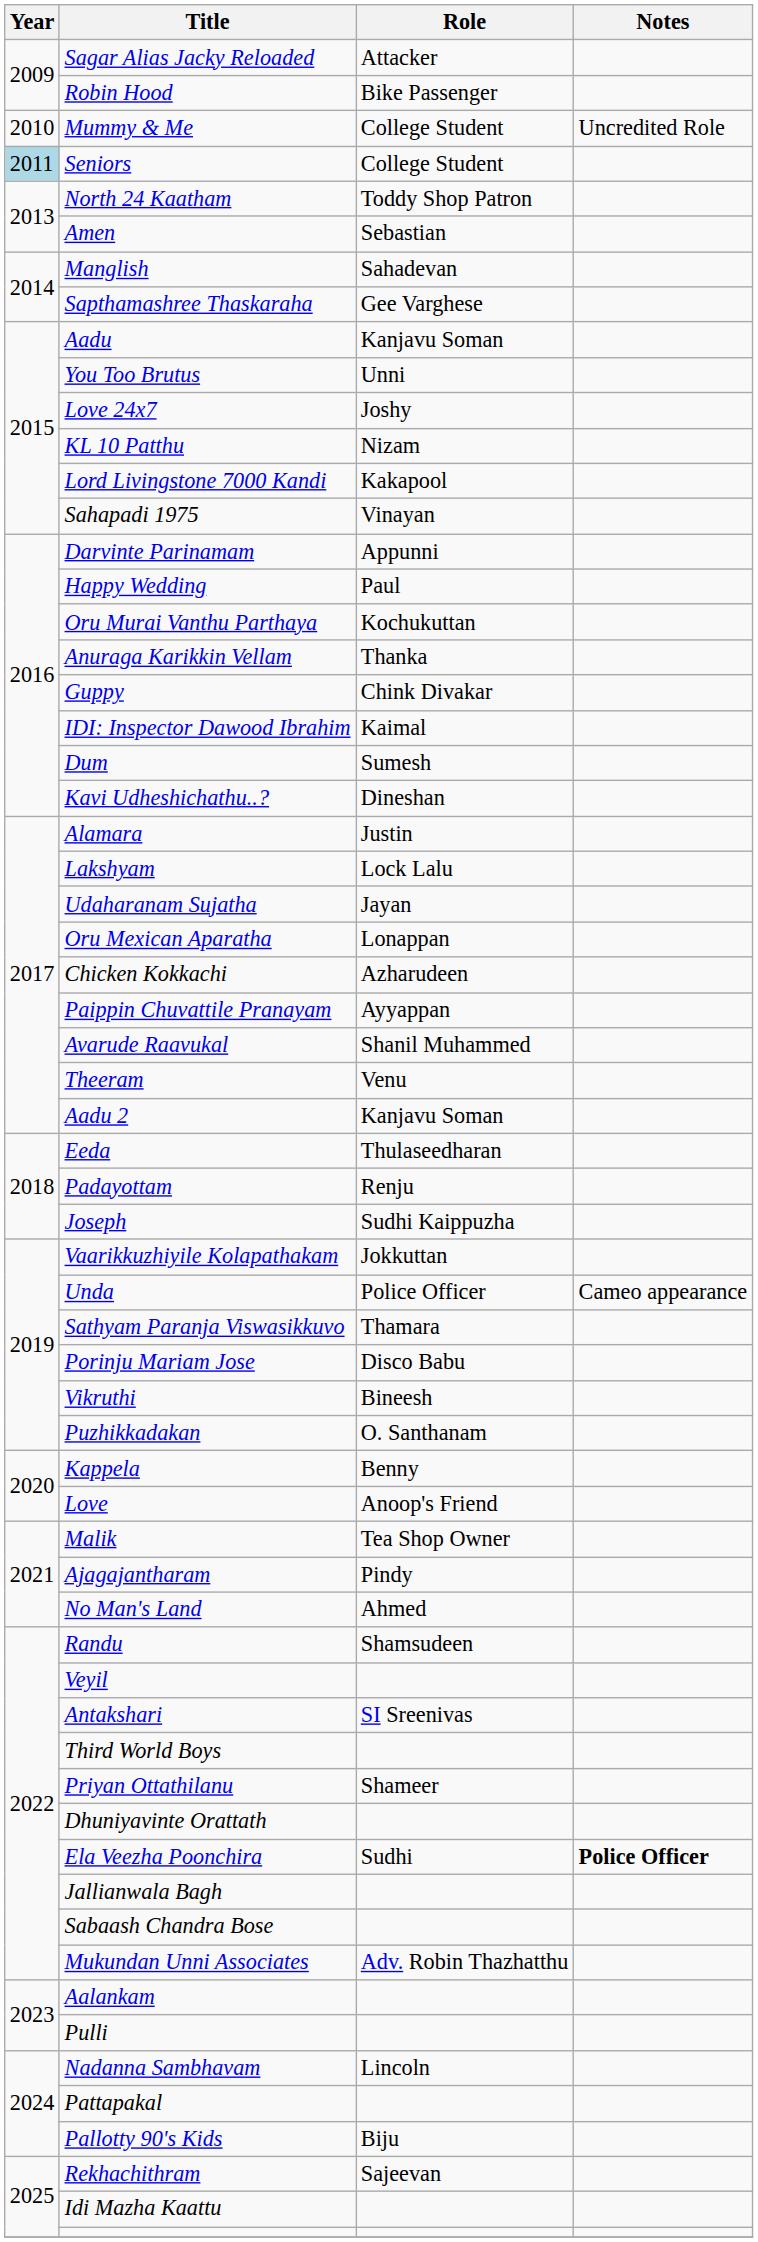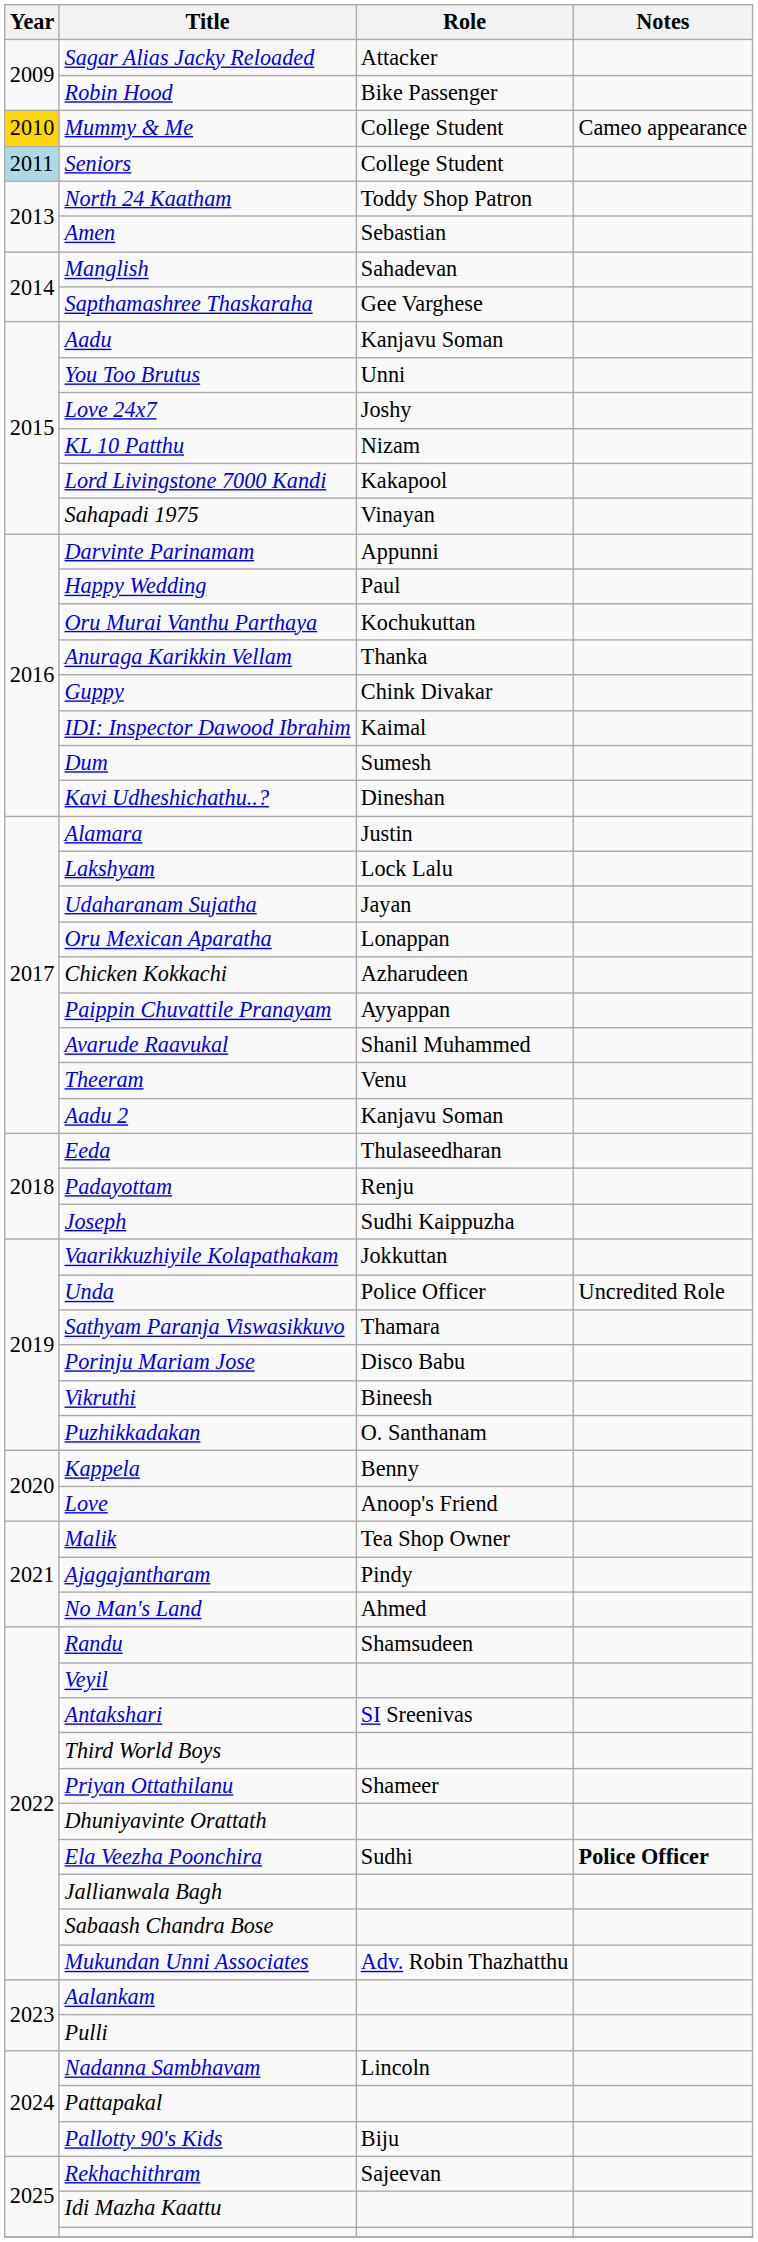(32, 127) no background -> (32, 127) gold background
(652, 127) Uncredited Role -> (663, 127) Cameo appearance
(663, 1291) Cameo appearance -> (652, 1291) Uncredited Role
